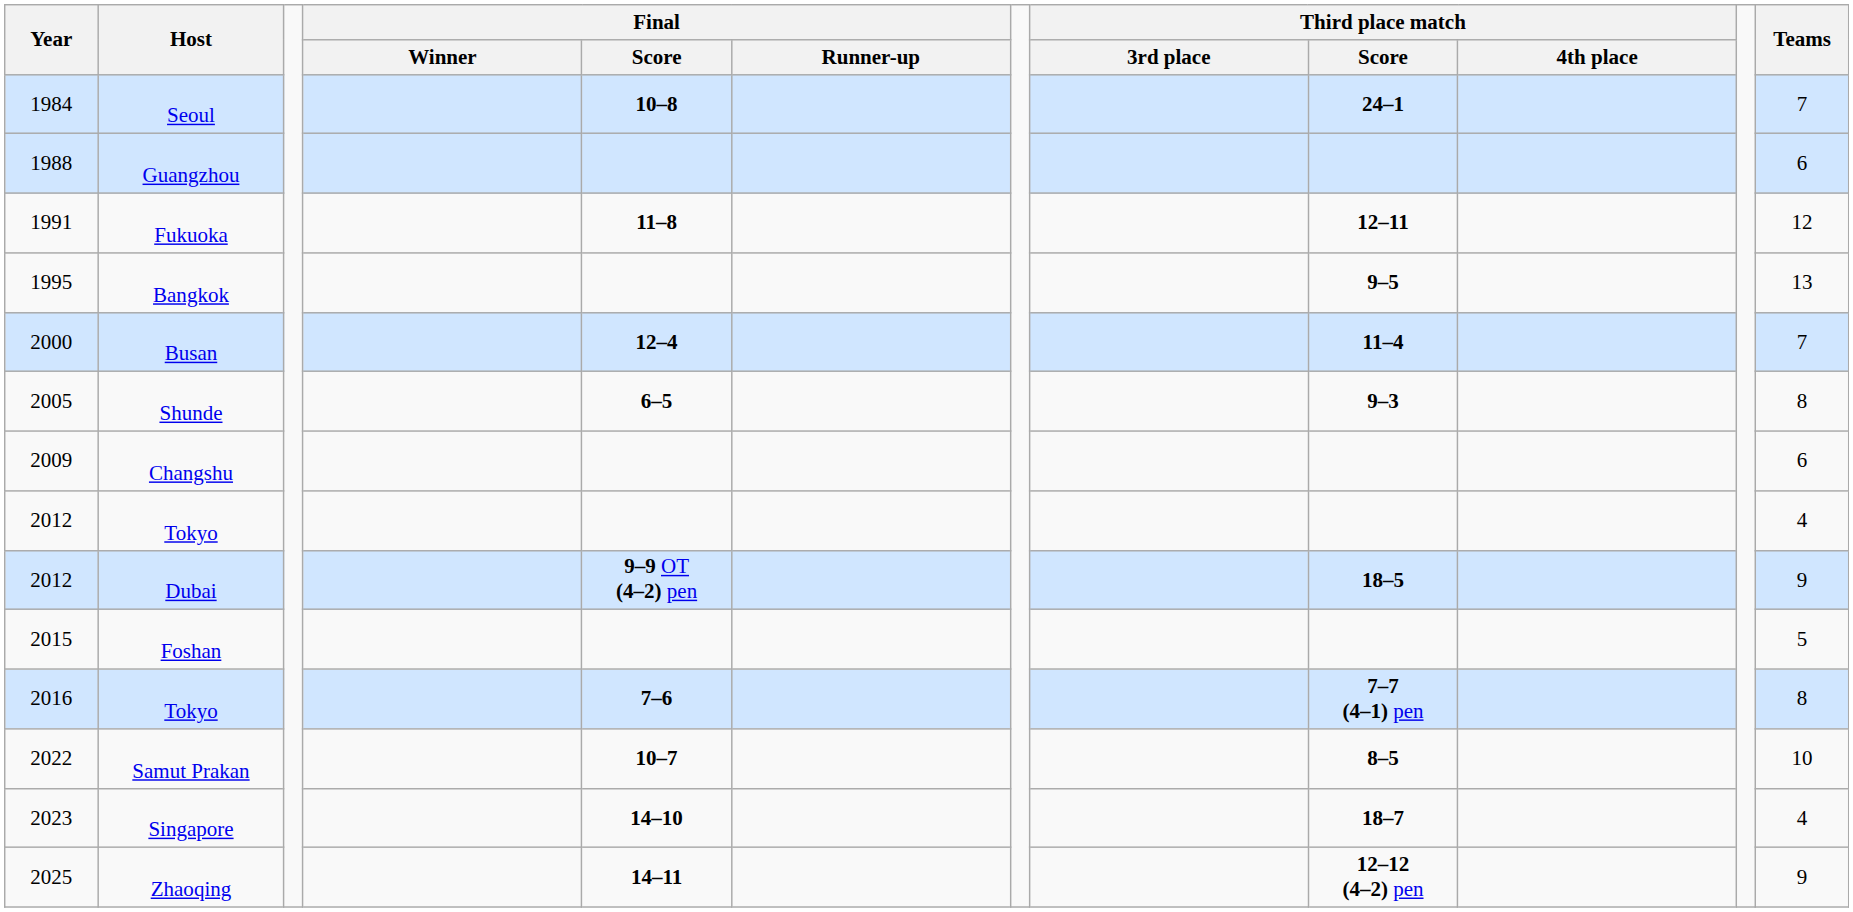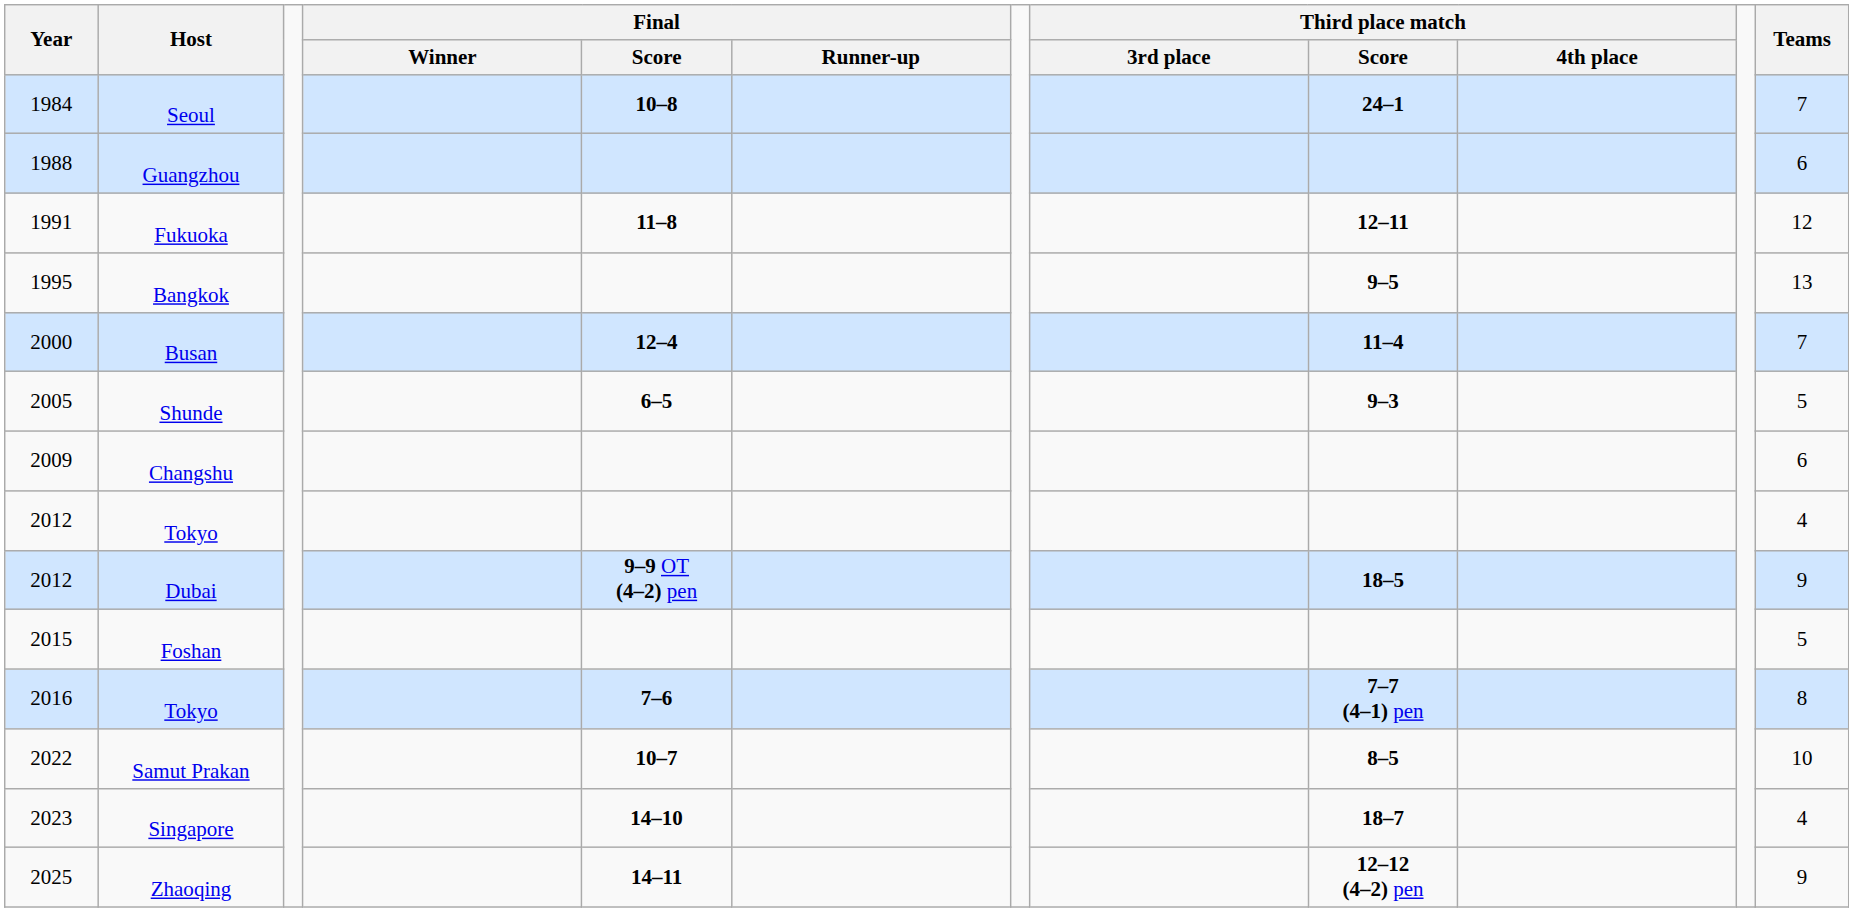(1802, 401) 8 -> (1802, 401) 5
